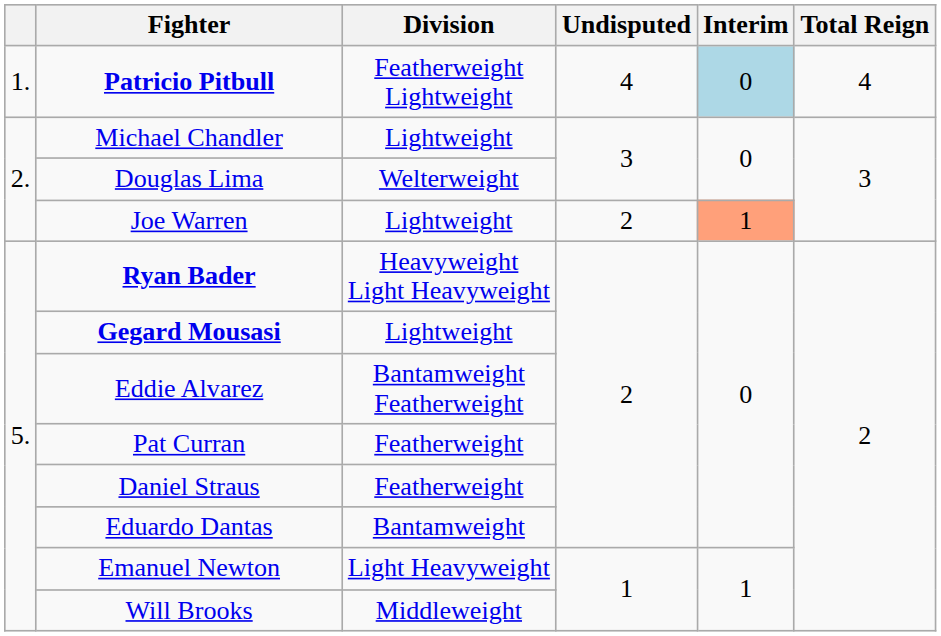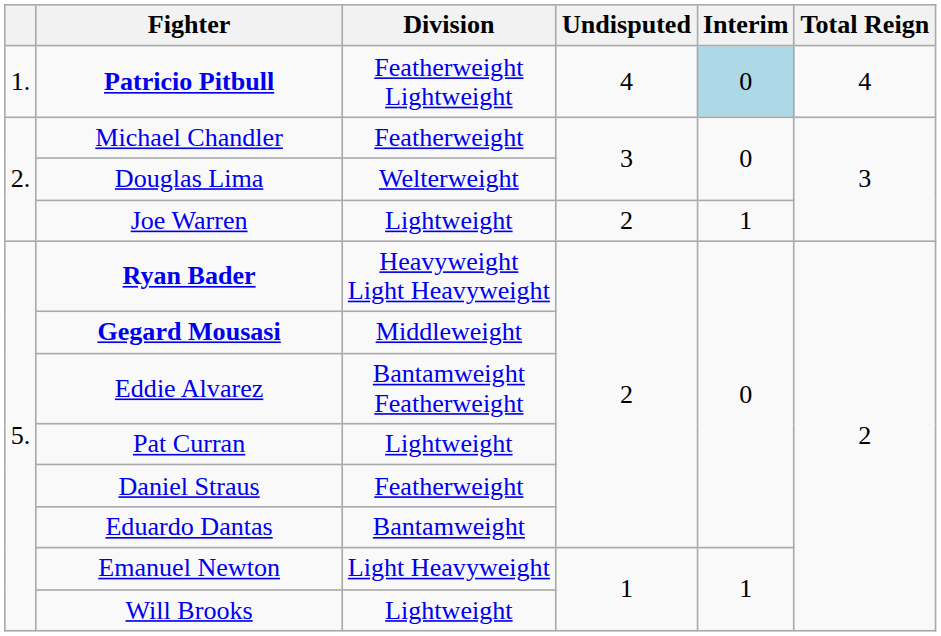(449, 137) Lightweight -> (449, 137) Featherweight
(746, 219) lightsalmon background -> (746, 219) no background
(449, 332) Lightweight -> (449, 332) Middleweight
(449, 444) Featherweight -> (449, 444) Lightweight
(449, 609) Middleweight -> (449, 609) Lightweight
